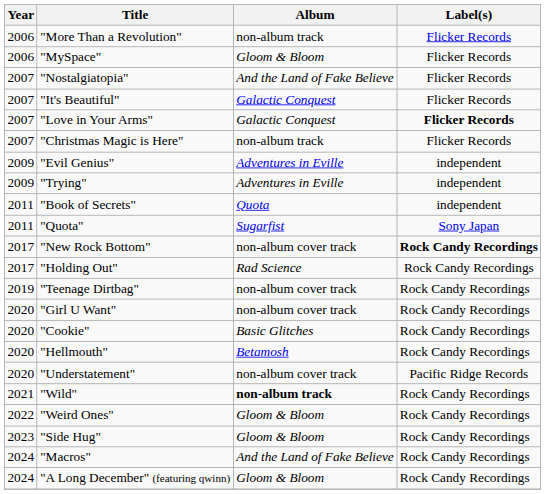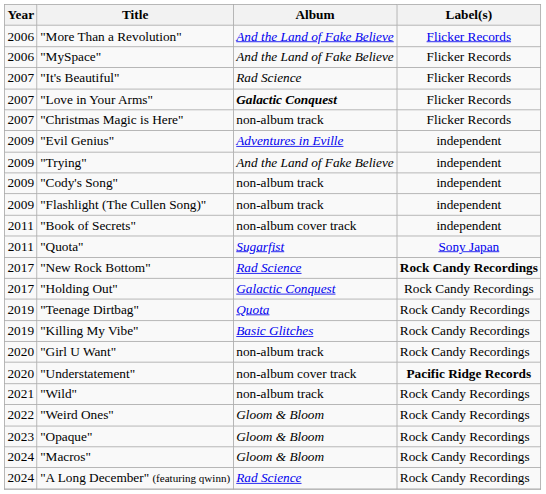(280, 36) non-album track -> (315, 36) And the Land of Fake Believe
(280, 57) Gloom & Bloom -> (315, 57) And the Land of Fake Believe
- row: (84, 78)
(286, 99) Galactic Conquest -> (269, 78) Rad Science
(286, 120) normal -> (287, 99) bold
(469, 120) bold -> (469, 99) normal
(290, 183) Adventures in Eville -> (315, 162) And the Land of Fake Believe
+ row: (79, 183)
+ row: (123, 204)
(253, 204) Quota -> (296, 225) non-album cover track
(296, 246) non-album cover track -> (269, 267) Rad Science
(269, 267) Rad Science -> (286, 288) Galactic Conquest
(296, 288) non-album cover track -> (253, 309) Quota
+ row: (89, 330)
(296, 309) non-album cover track -> (280, 352) non-album track
- row: (65, 330)
- row: (74, 352)
(469, 373) normal -> (469, 373) bold
(284, 394) bold -> (280, 394) normal
+ row: (66, 436)
- row: (70, 436)
(315, 457) And the Land of Fake Believe -> (280, 457) Gloom & Bloom
(280, 478) Gloom & Bloom -> (269, 478) Rad Science
